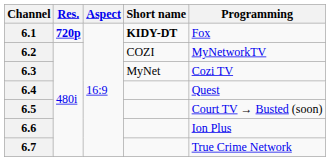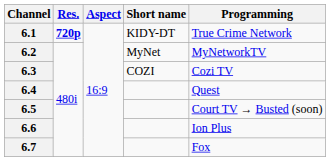(152, 33) bold -> (151, 33) normal
(201, 33) Fox -> (242, 33) True Crime Network
(140, 52) COZI -> (143, 52) MyNet
(143, 71) MyNet -> (140, 71) COZI
(242, 147) True Crime Network -> (201, 147) Fox
